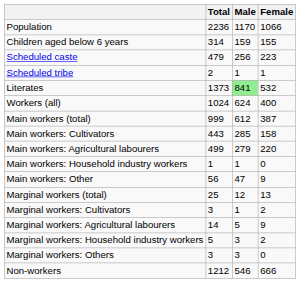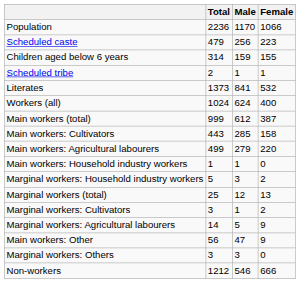rows swapped: (67, 42) <-> (42, 57)
(242, 88) lightgreen background -> (242, 88) no background
rows swapped: (50, 179) <-> (105, 240)
